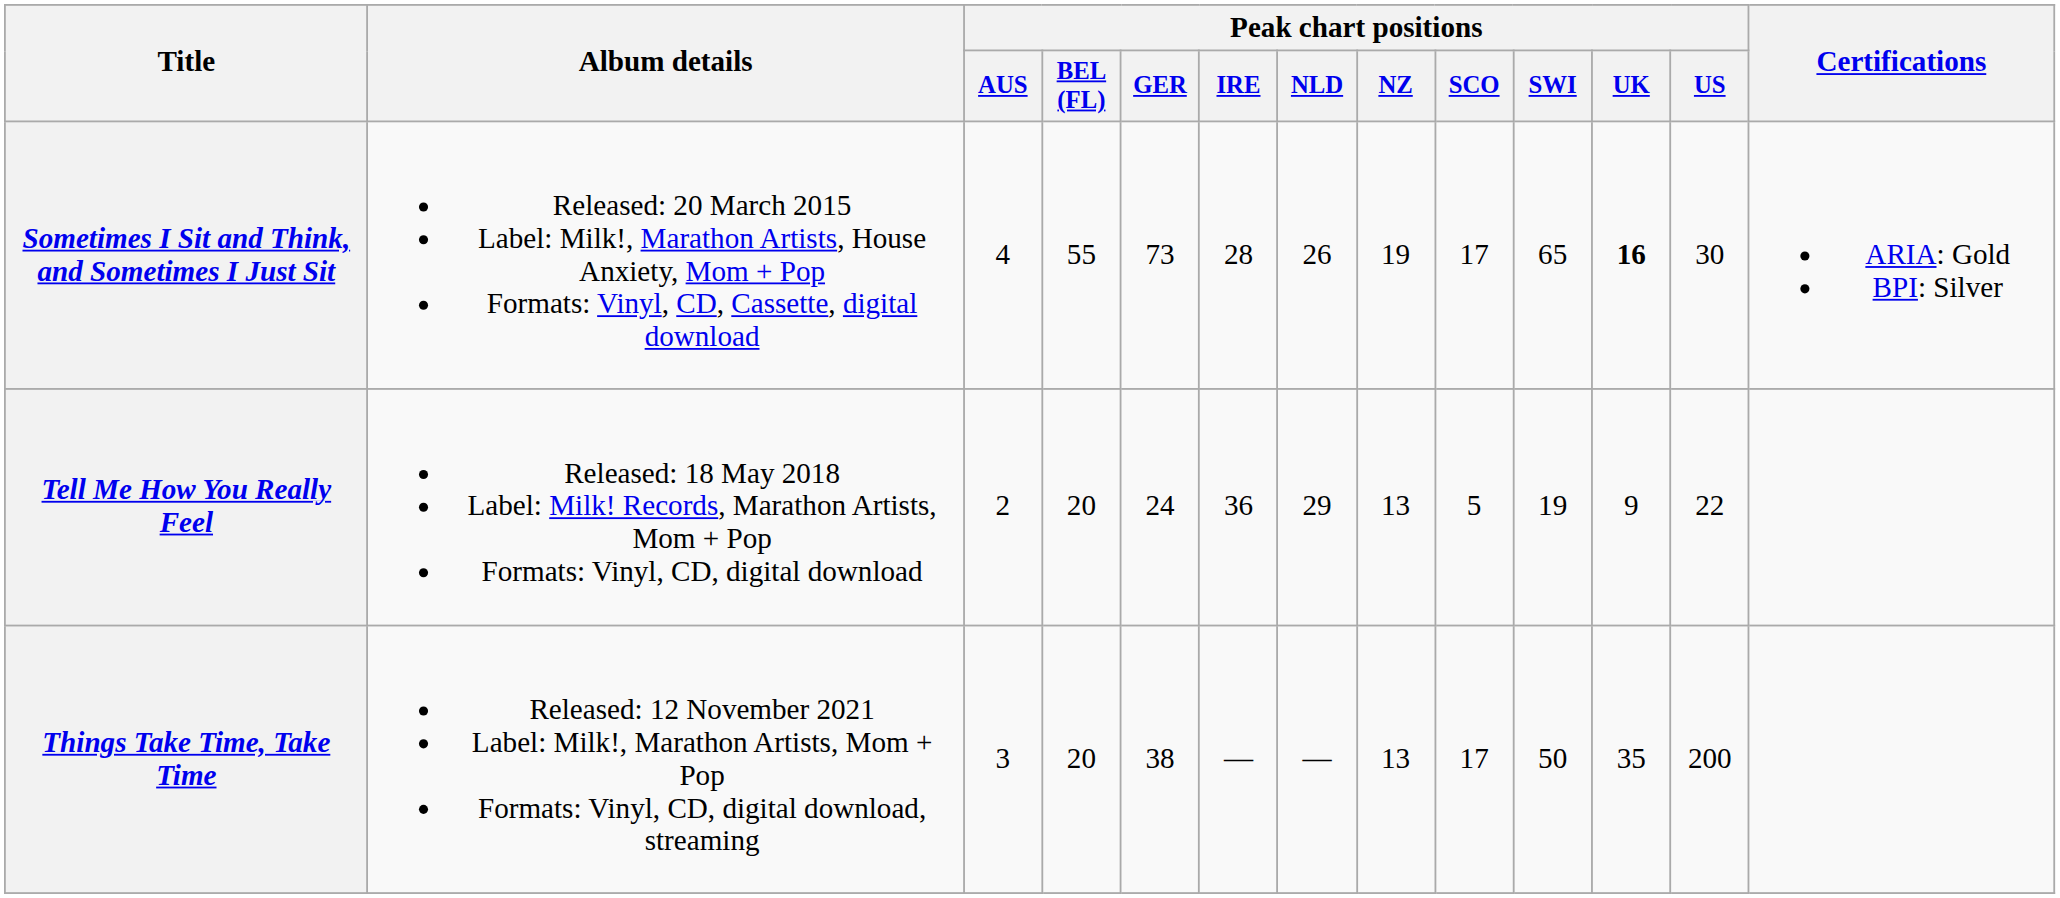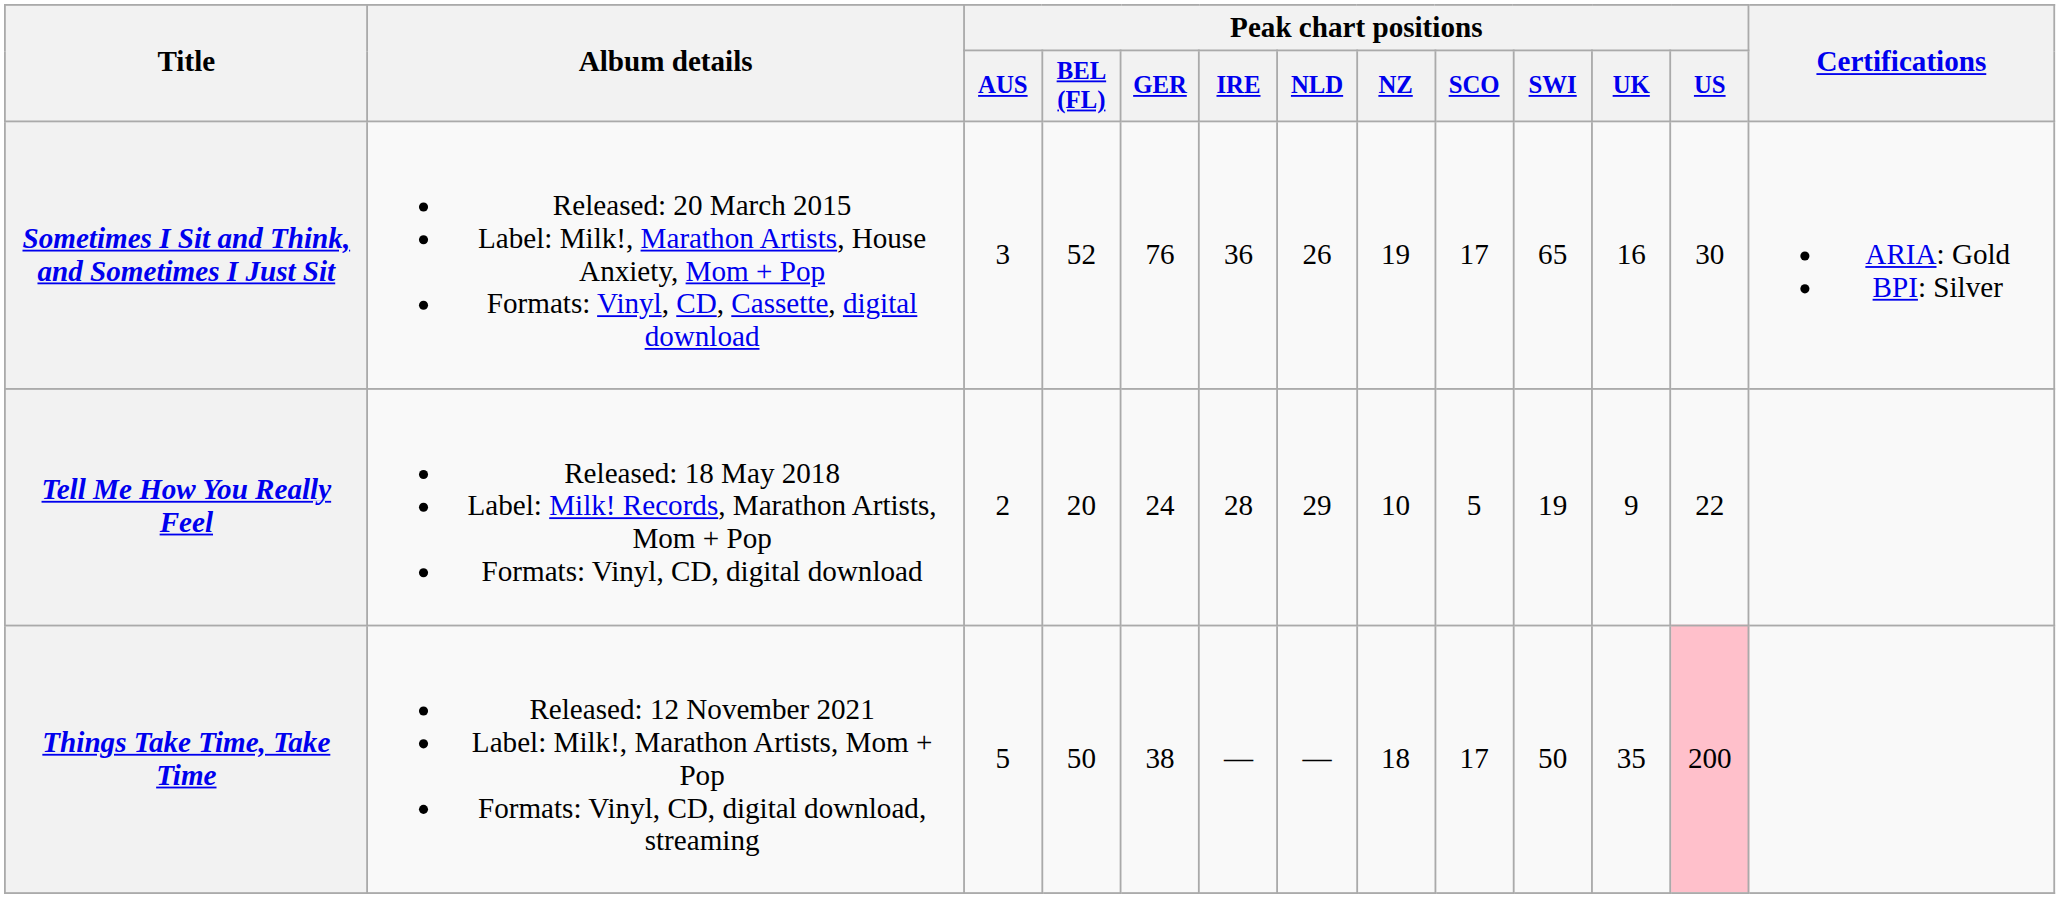(1003, 254) 4 -> (1003, 254) 3
(1081, 254) 55 -> (1081, 254) 52
(1160, 254) 73 -> (1160, 254) 76
(1239, 254) 28 -> (1239, 254) 36
(1631, 254) bold -> (1631, 254) normal
(1239, 506) 36 -> (1239, 506) 28
(1396, 506) 13 -> (1396, 506) 10
(1003, 758) 3 -> (1003, 758) 5
(1081, 758) 20 -> (1081, 758) 50
(1396, 758) 13 -> (1396, 758) 18
(1710, 758) no background -> (1710, 758) pink background
